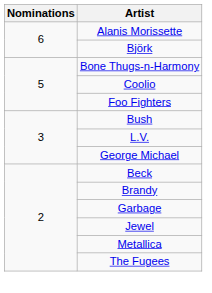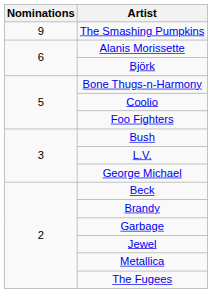+ row: (142, 31)
